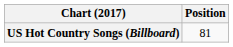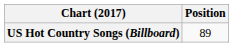(205, 32) 81 -> (205, 32) 89
